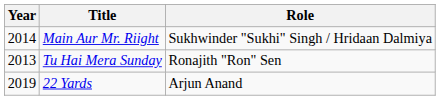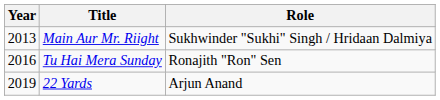(22, 38) 2014 -> (22, 38) 2013
(22, 60) 2013 -> (22, 60) 2016
